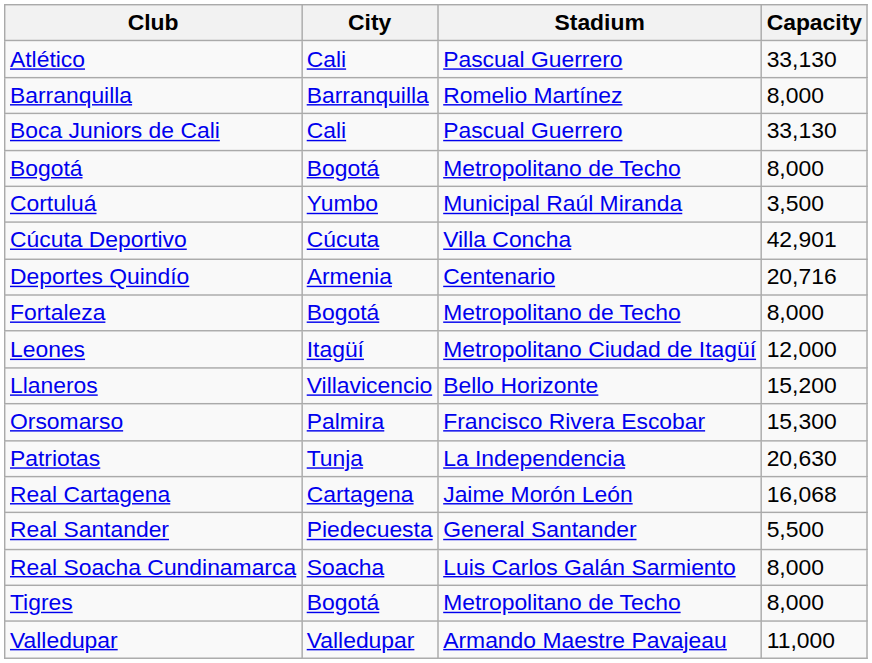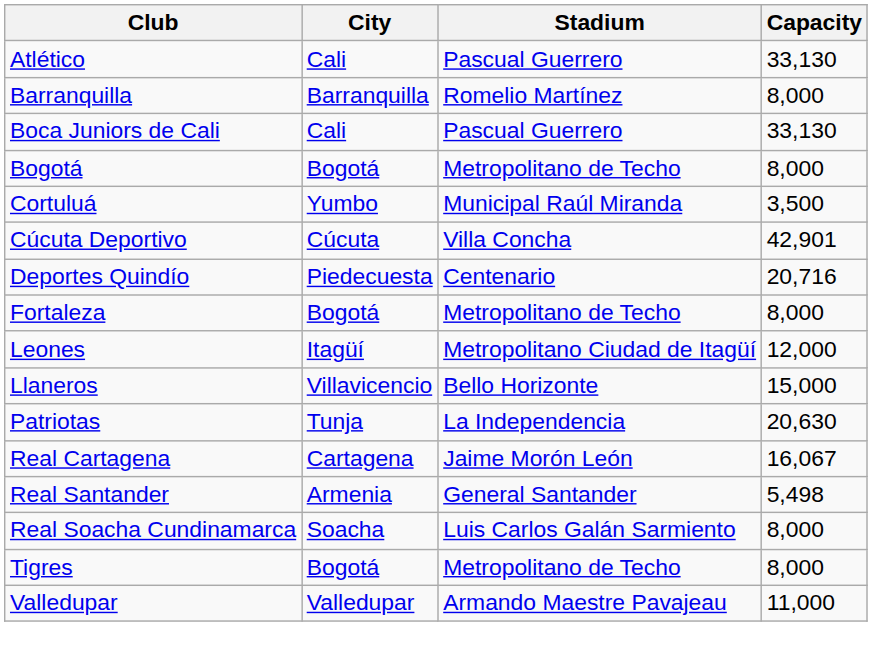(349, 276) Armenia -> (370, 276) Piedecuesta
(802, 385) 15,200 -> (802, 385) 15,000
- row: (67, 421)
(802, 494) 16,068 -> (802, 458) 16,067
(370, 530) Piedecuesta -> (349, 494) Armenia
(795, 530) 5,500 -> (795, 494) 5,498
